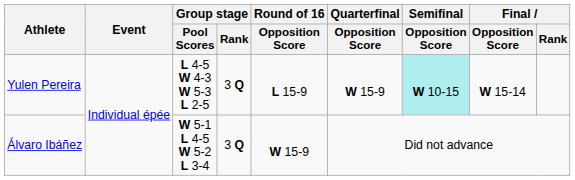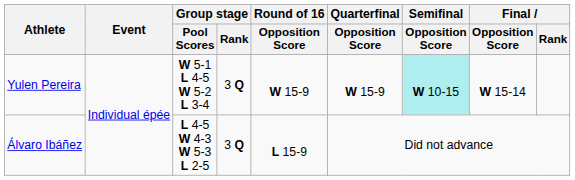(195, 85) L 4-5 W 4-3 W 5-3 L 2-5 -> (195, 85) W 5-1 L 4-5 W 5-2 L 3-4
(289, 92) L 15-9 -> (289, 92) W 15-9
(195, 145) W 5-1 L 4-5 W 5-2 L 3-4 -> (195, 145) L 4-5 W 4-3 W 5-3 L 2-5
(289, 152) W 15-9 -> (289, 152) L 15-9
